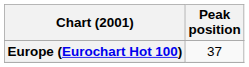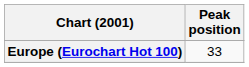(215, 51) 37 -> (215, 51) 33
